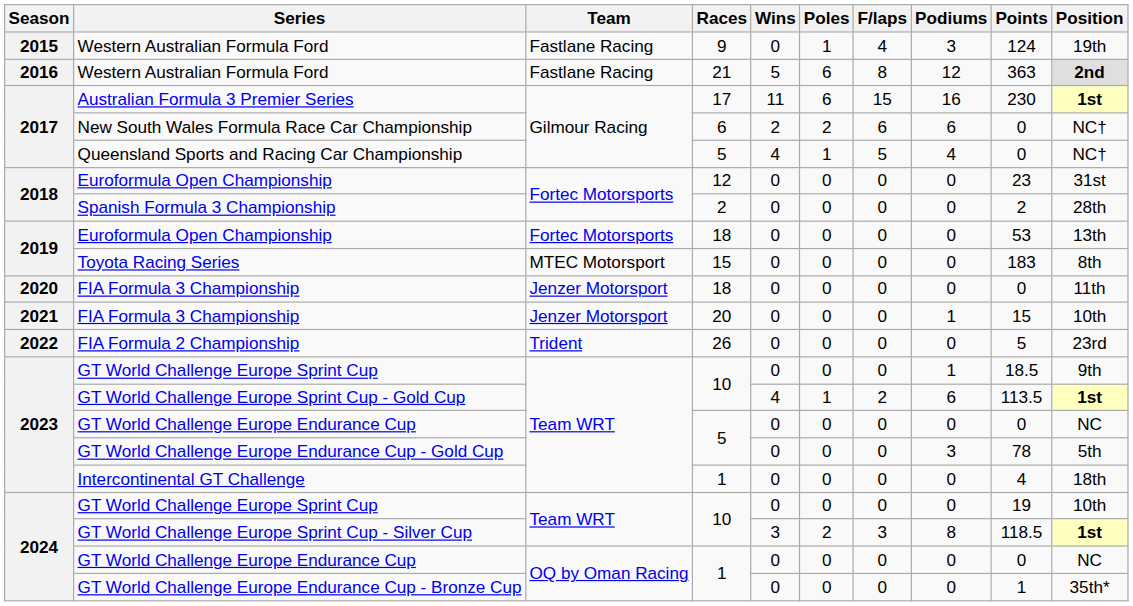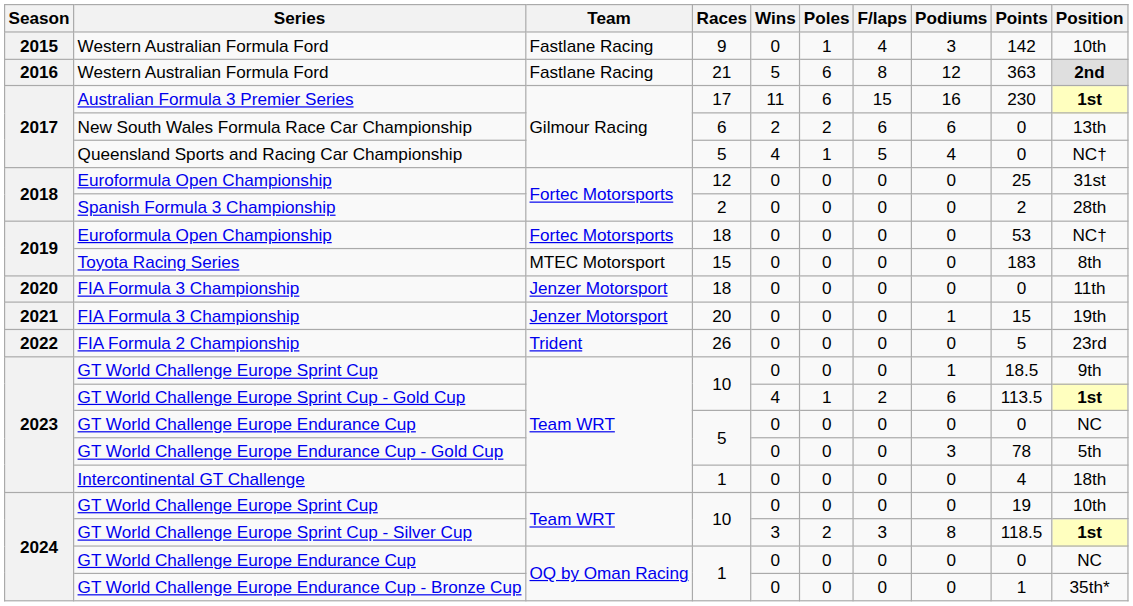(1022, 46) 124 -> (1022, 46) 142
(1090, 46) 19th -> (1090, 46) 10th
(1090, 127) NC† -> (1090, 127) 13th
(1022, 181) 23 -> (1022, 181) 25
(1090, 235) 13th -> (1090, 235) NC†
(1090, 316) 10th -> (1090, 316) 19th
